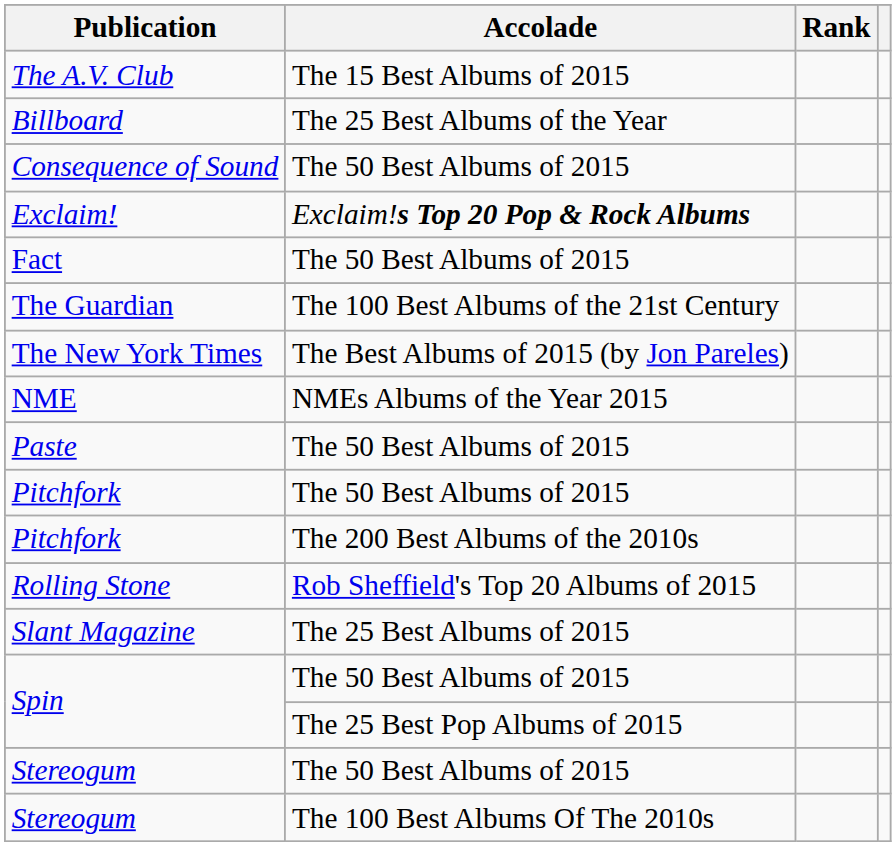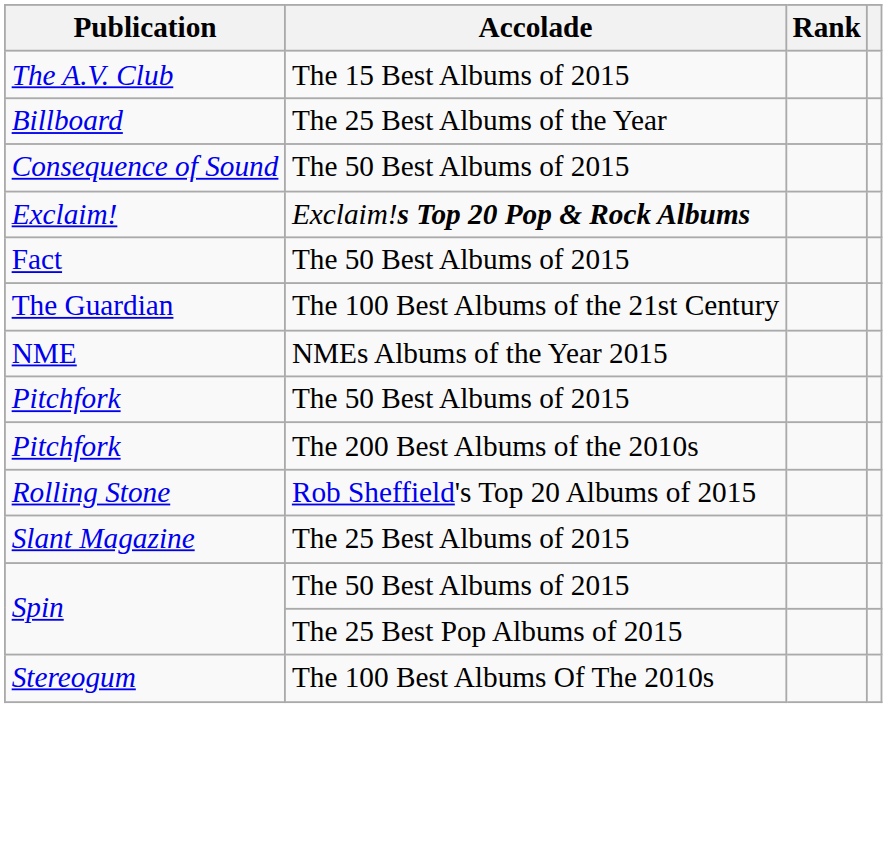- row: (137, 352)
- row: (44, 445)
- row: (74, 770)
